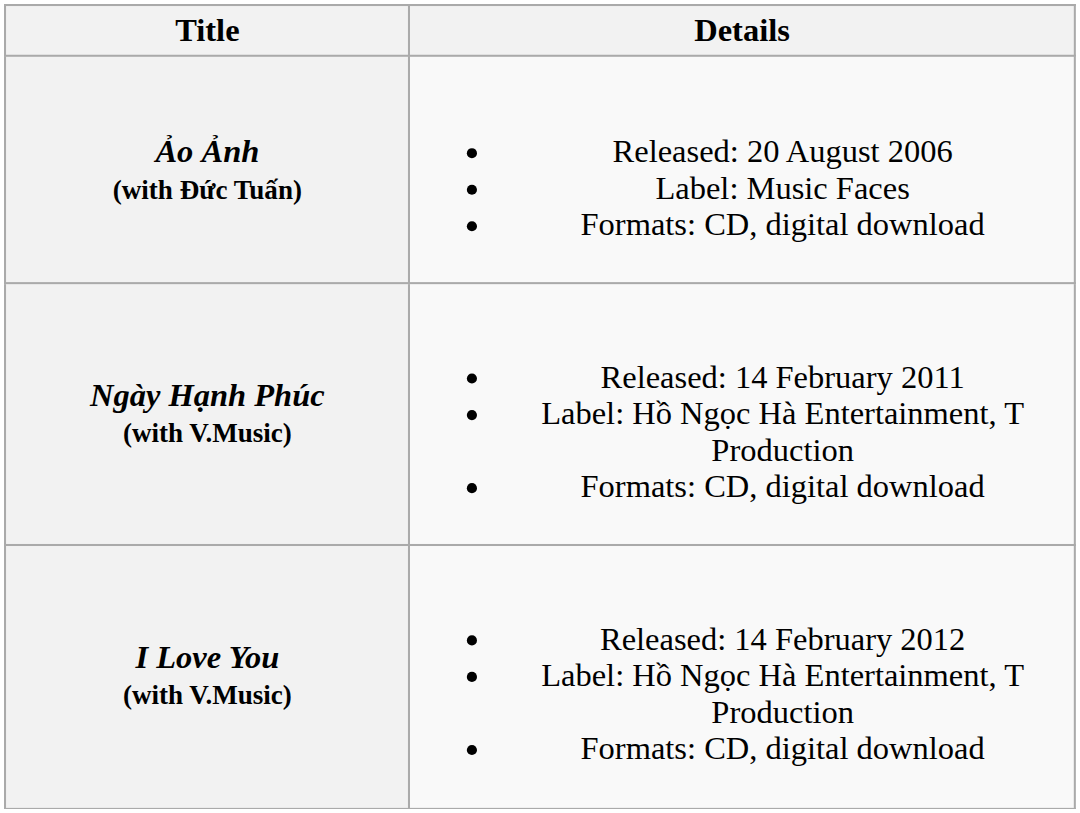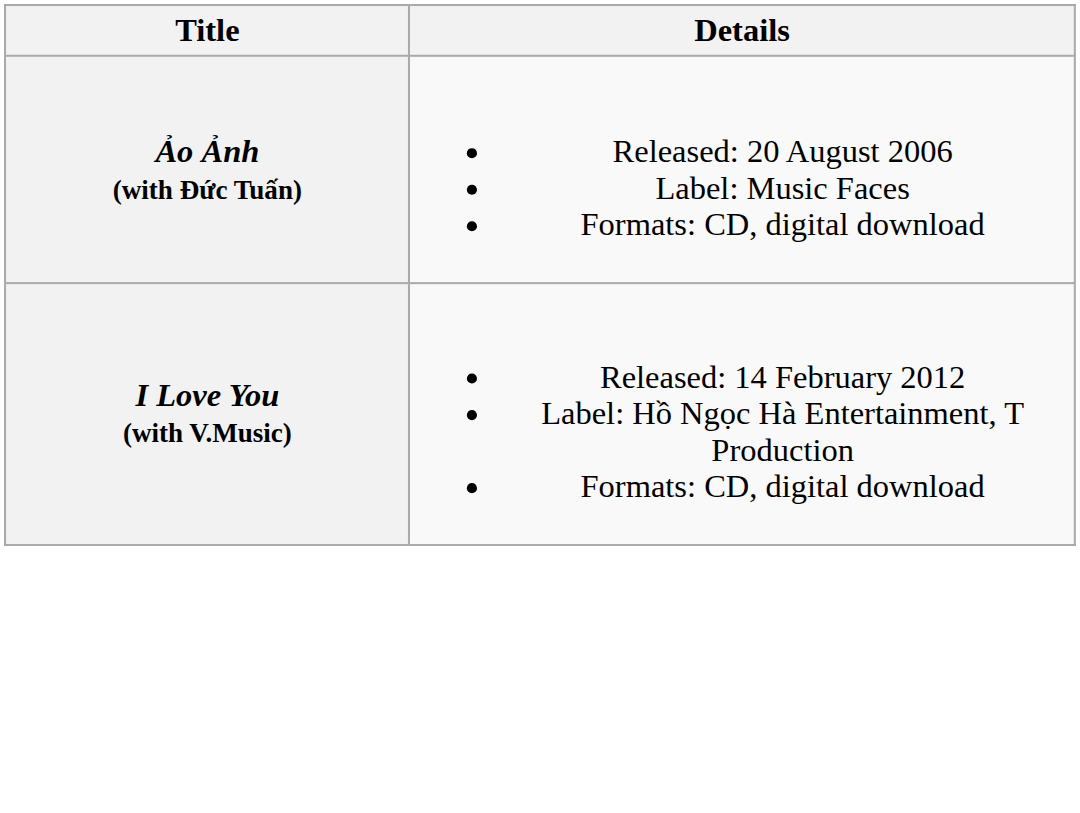- row: (207, 413)
